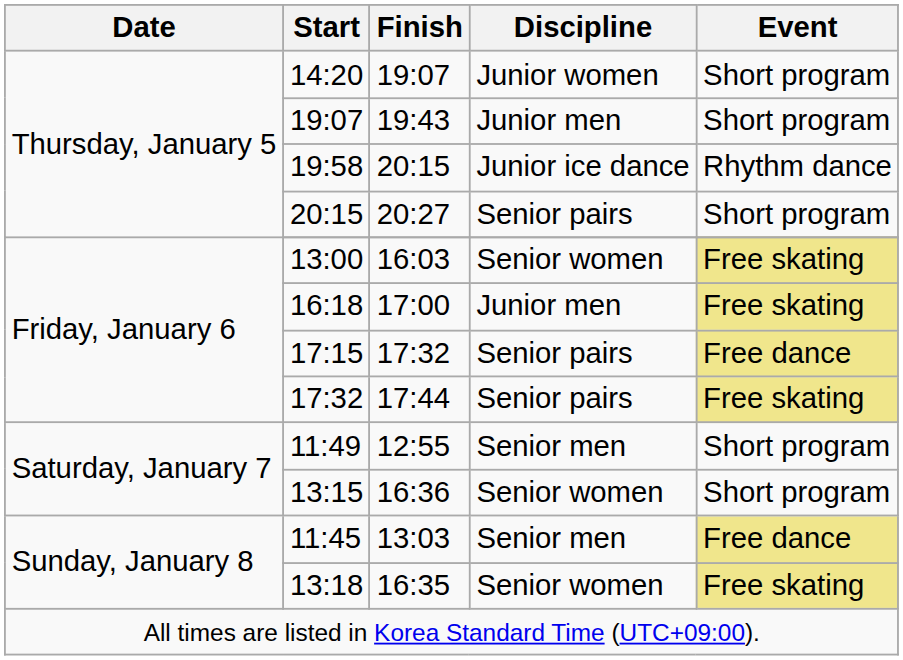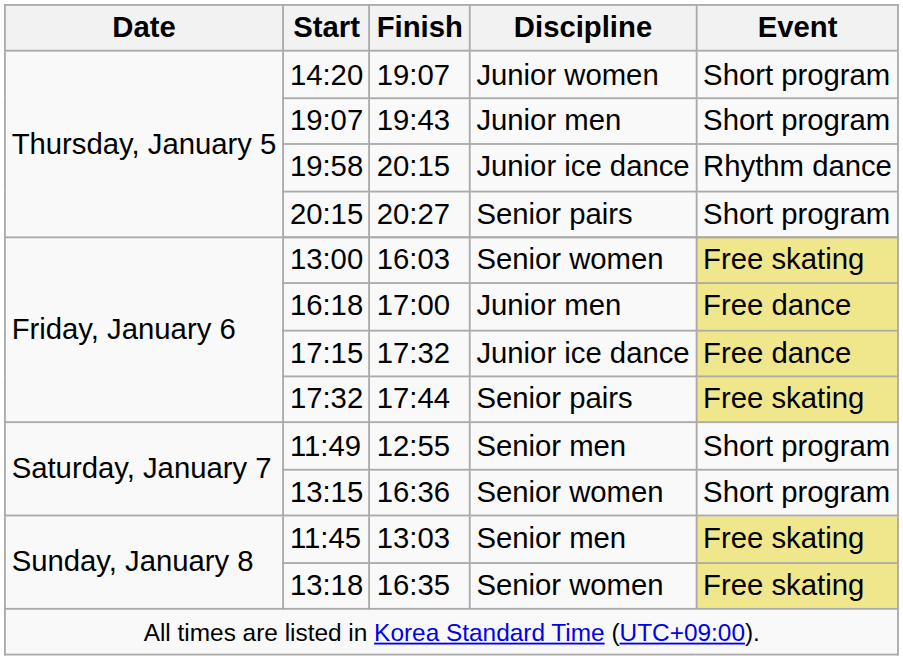(784, 306) Free skating -> (777, 306) Free dance
(555, 352) Senior pairs -> (583, 352) Junior ice dance
(777, 538) Free dance -> (784, 538) Free skating
